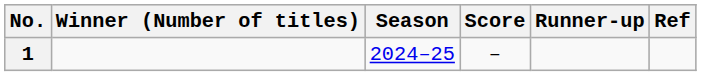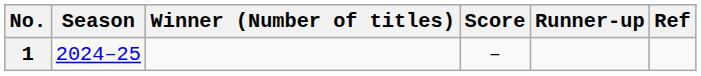columns swapped: (412, 21) <-> (208, 21)
